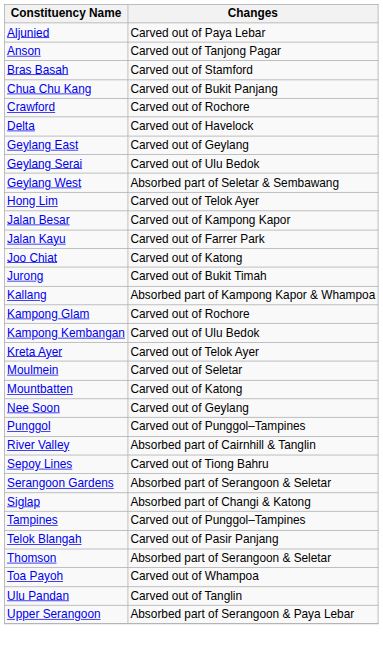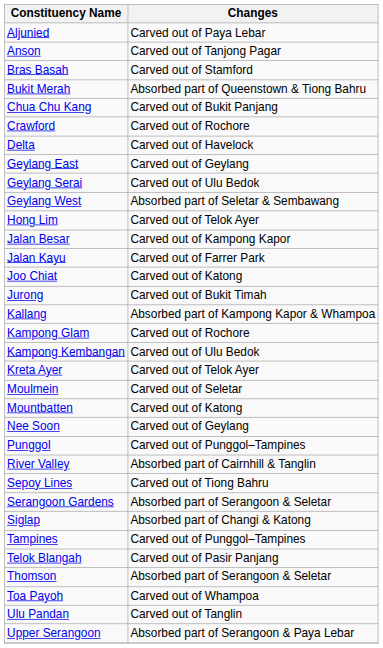+ row: (39, 88)
